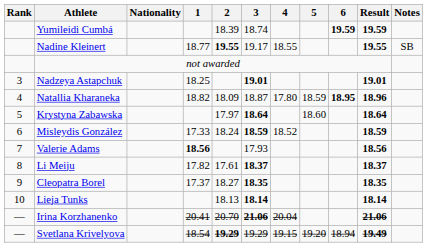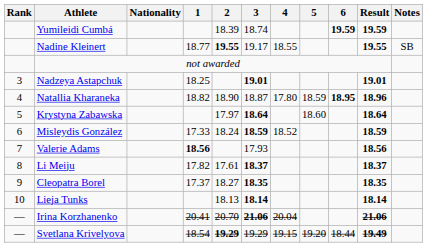(227, 98) 18.09 -> (227, 98) 18.90
(343, 234) 18.94 -> (343, 234) 18.44
